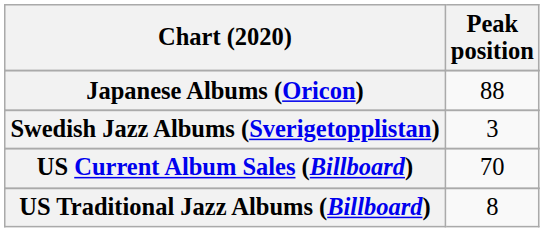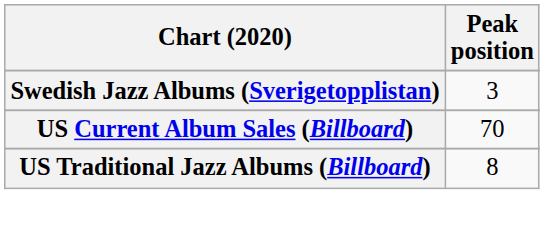- row: (225, 90)
